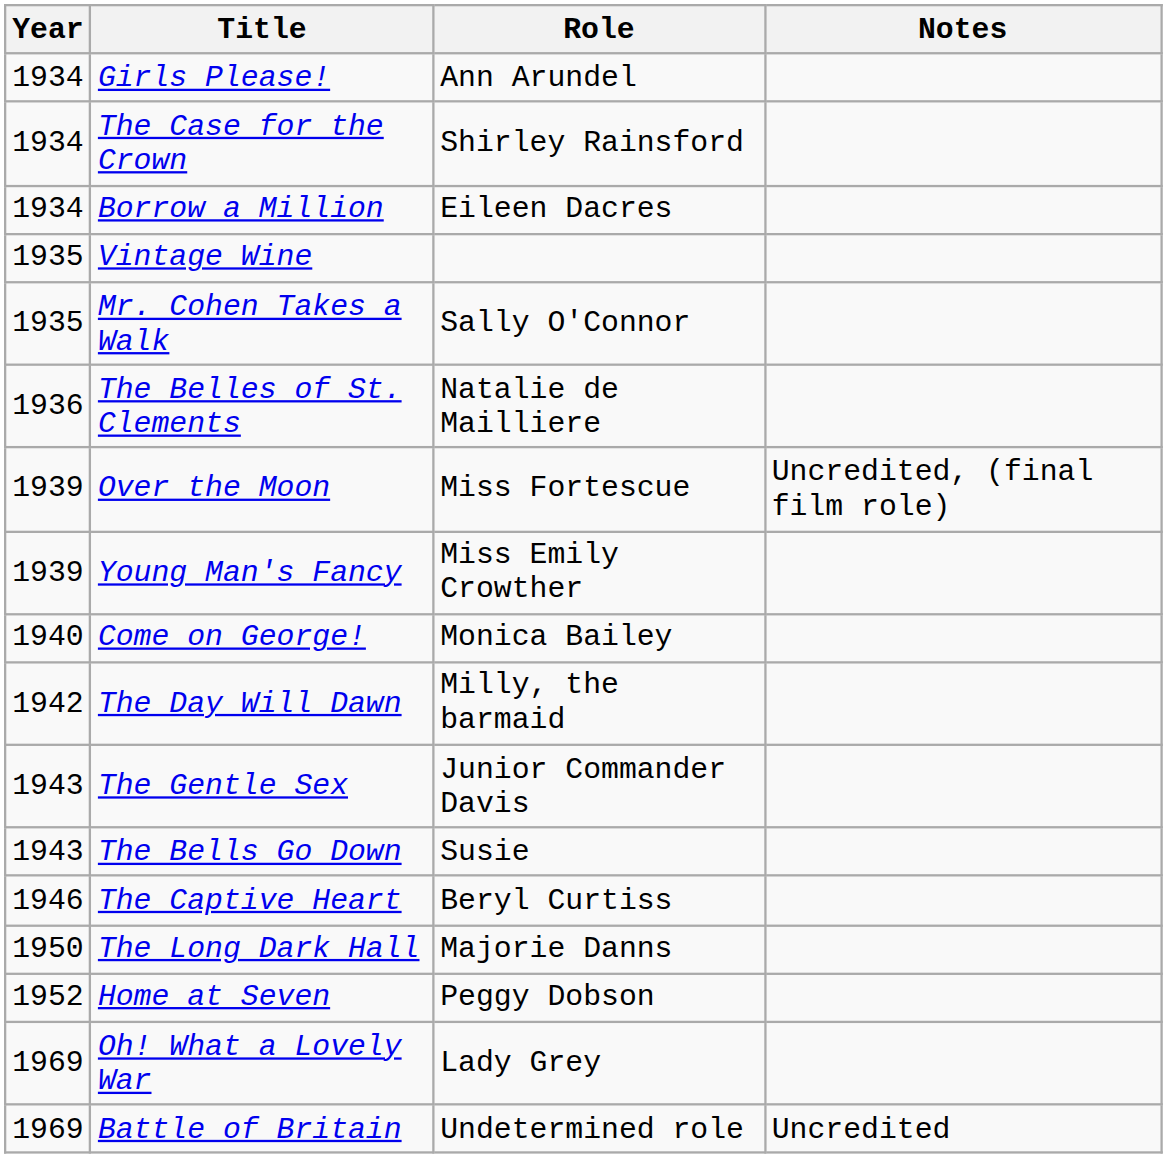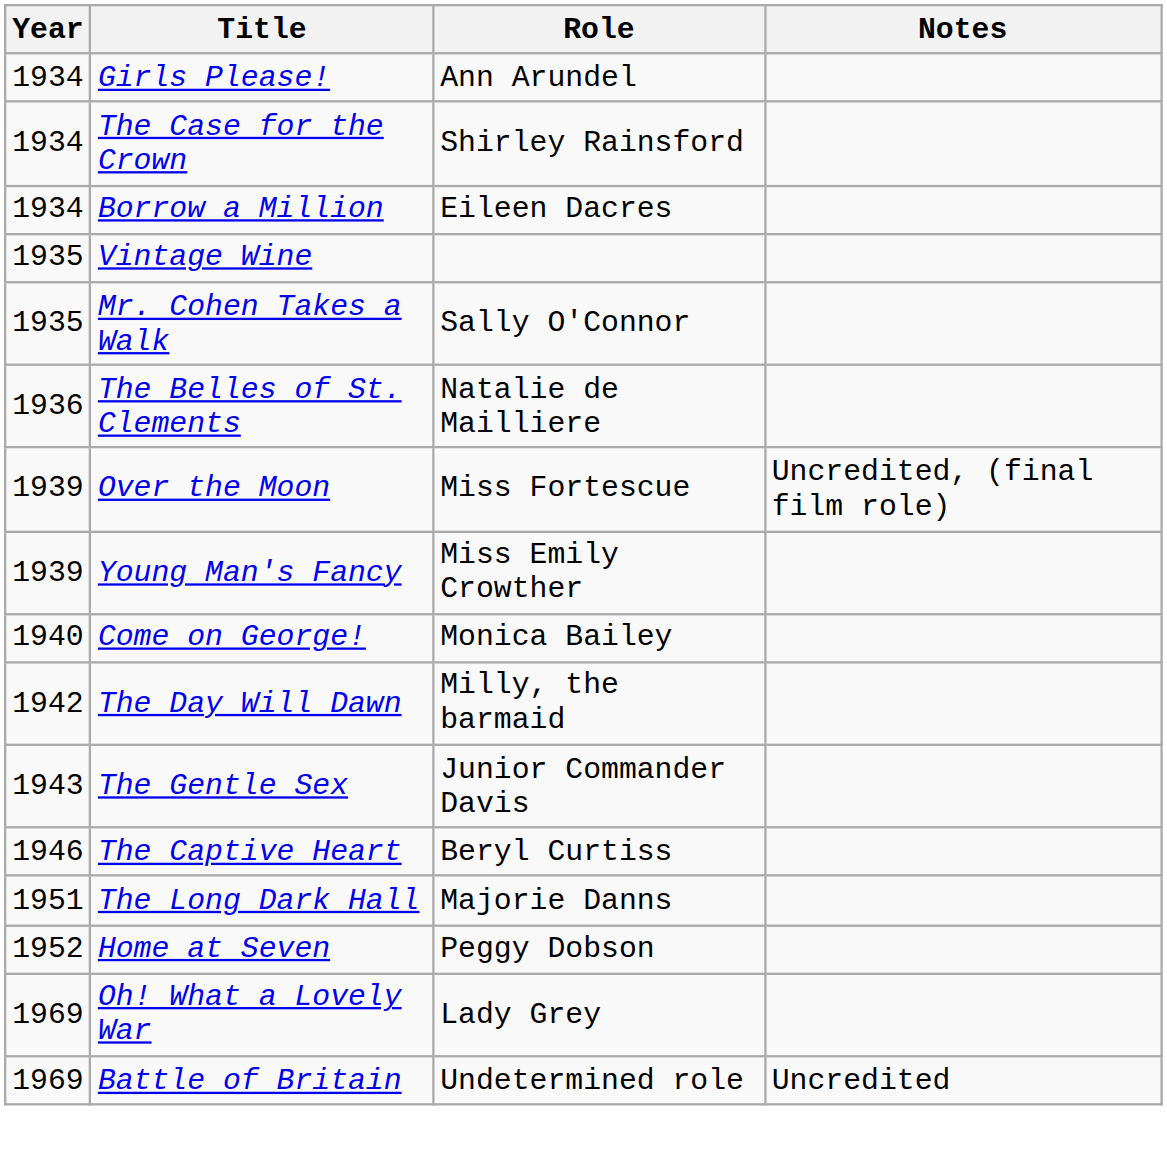- row: (250, 852)
(48, 949) 1950 -> (48, 901) 1951
